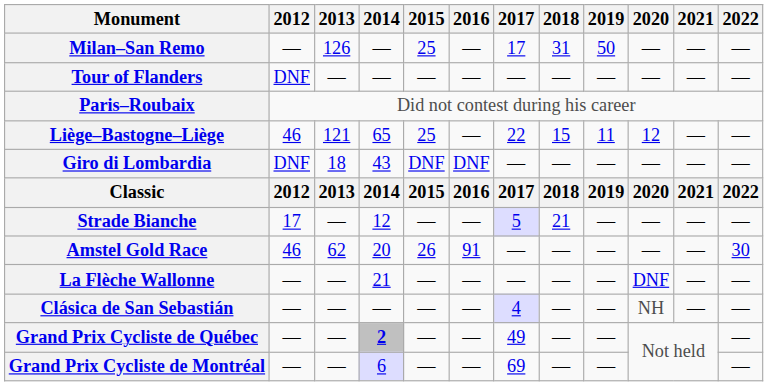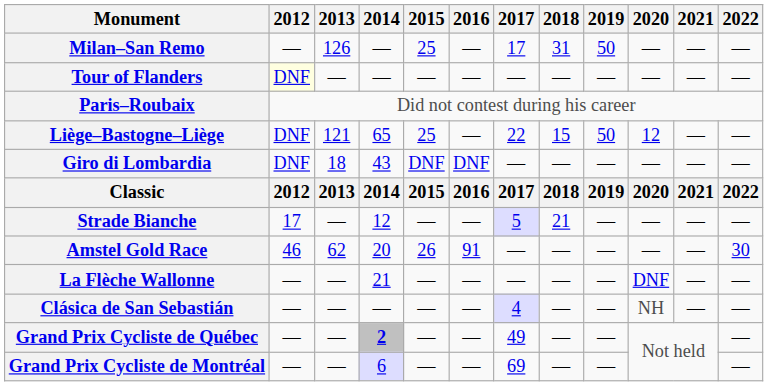(292, 76) no background -> (292, 76) lightyellow background
(292, 134) 46 -> (292, 134) DNF
(606, 134) 11 -> (606, 134) 50
